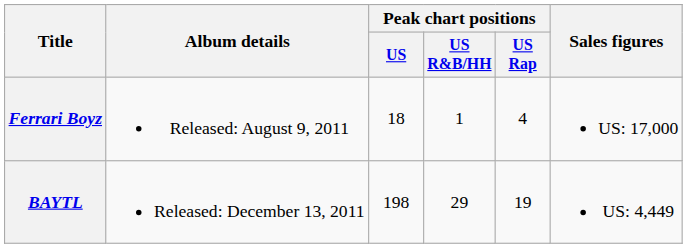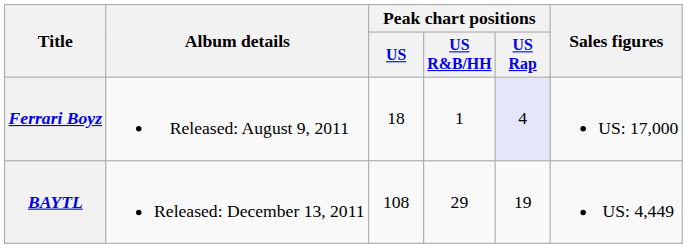(523, 118) no background -> (523, 118) lavender background
(396, 201) 198 -> (396, 201) 108
